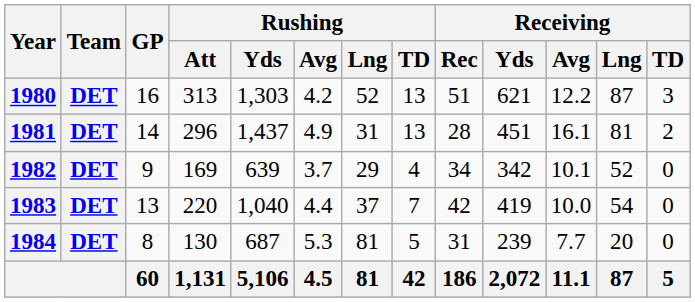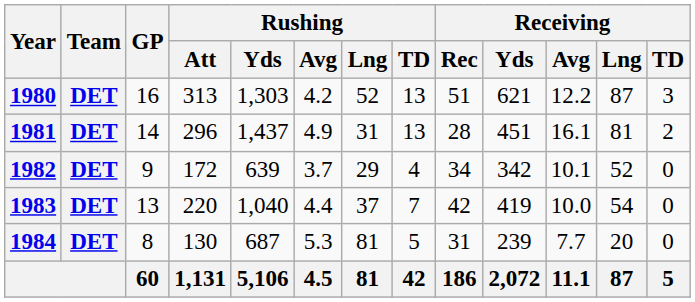(200, 168) 169 -> (200, 168) 172
